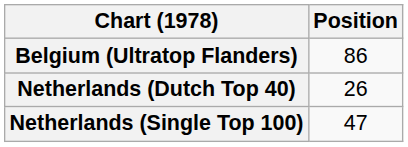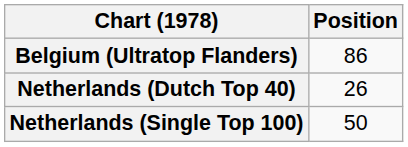(356, 123) 47 -> (356, 123) 50
